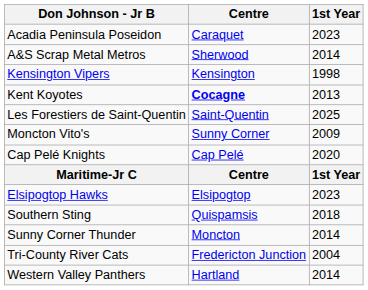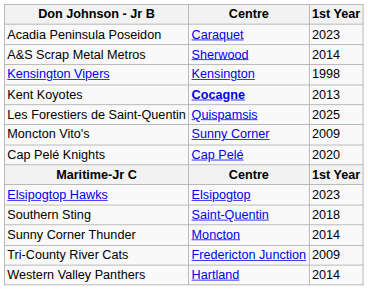(230, 114) Saint-Quentin -> (225, 114) Quispamsis
(225, 214) Quispamsis -> (230, 214) Saint-Quentin
(326, 255) 2004 -> (326, 255) 2009
